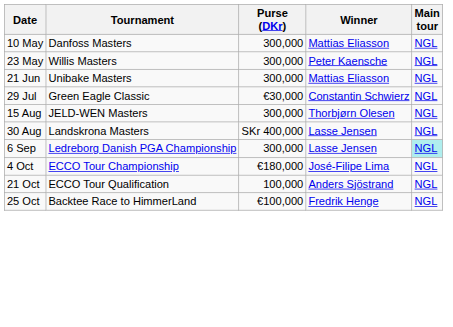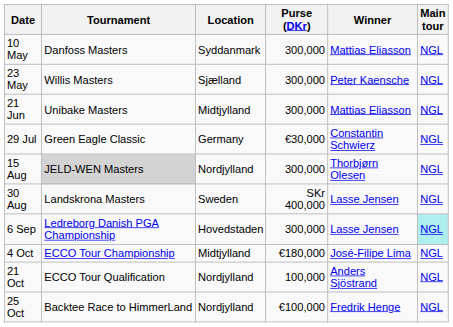+ column: (231, 20)
(98, 114) no background -> (94, 169) lightgrey background
